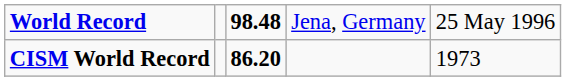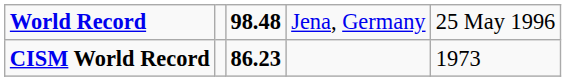(256, 57) 86.20 -> (256, 57) 86.23
